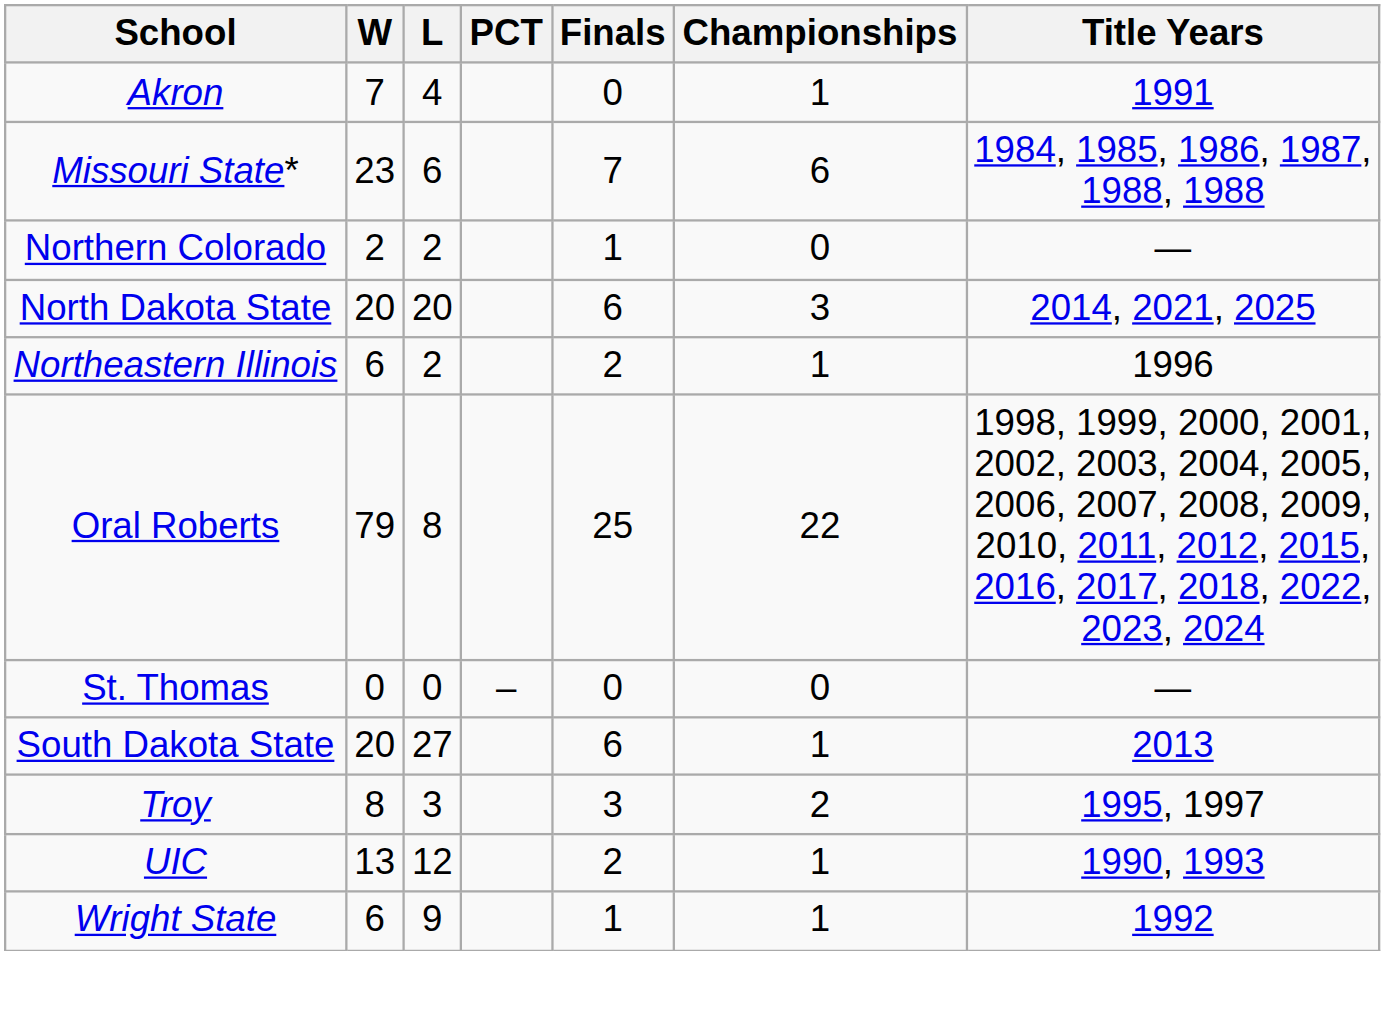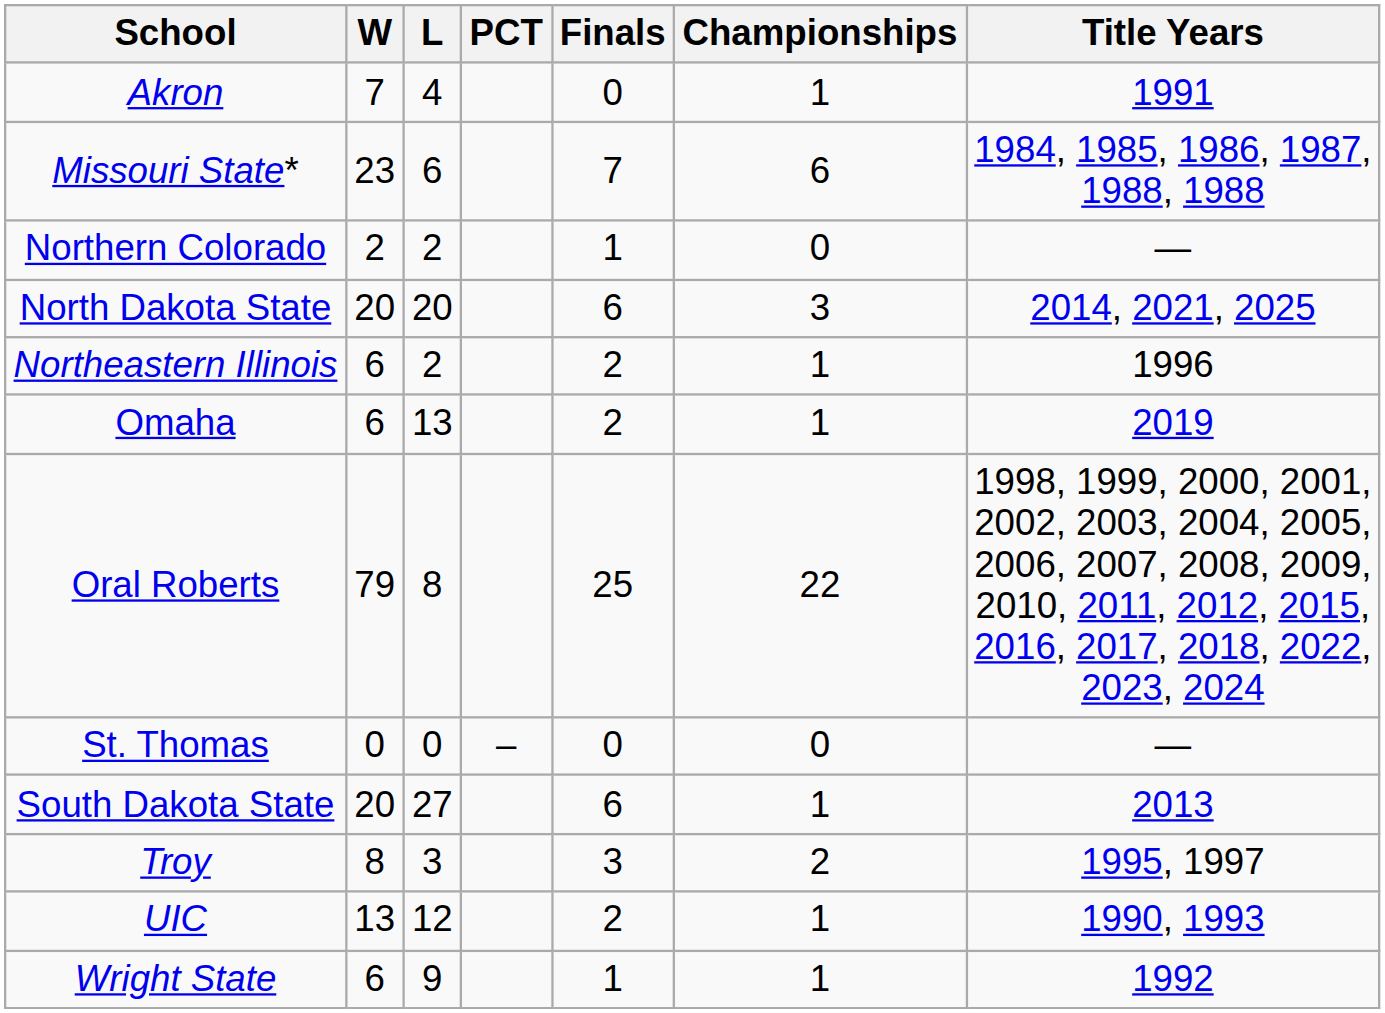+ row: (175, 423)
